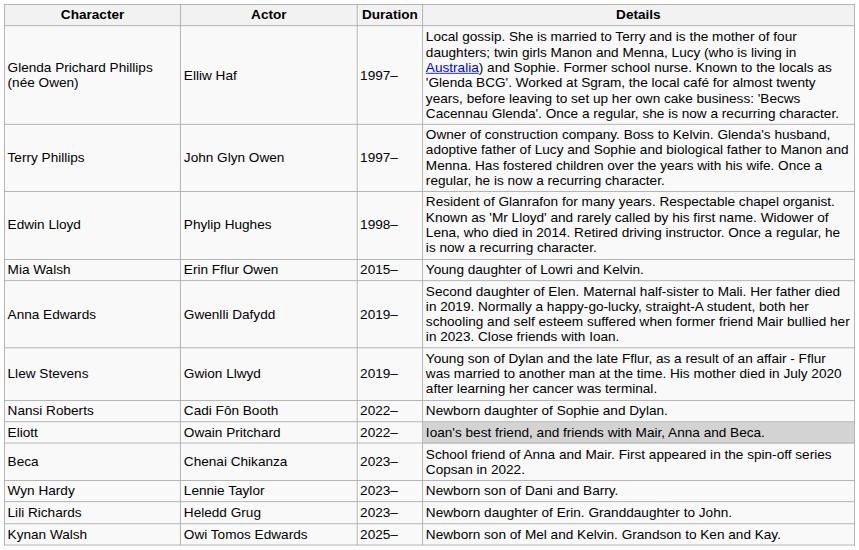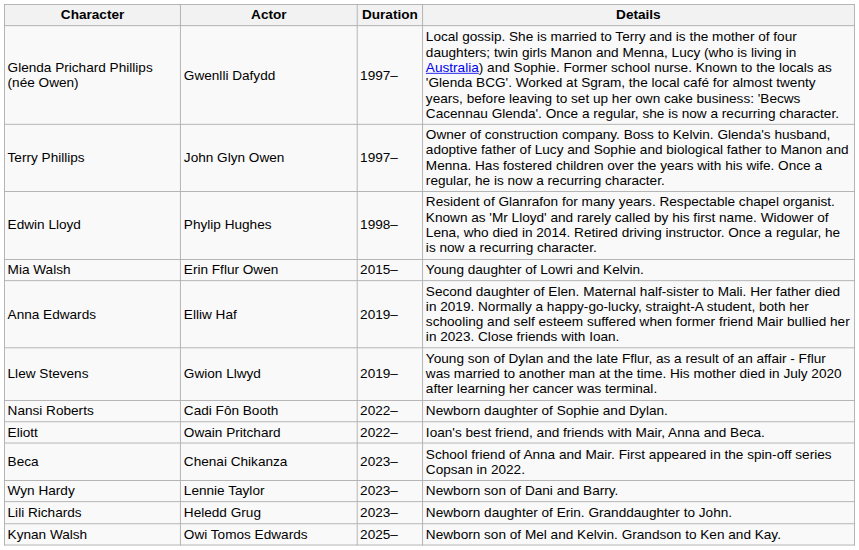(210, 75) Elliw Haf -> (230, 75) Gwenlli Dafydd
(230, 314) Gwenlli Dafydd -> (210, 314) Elliw Haf
(595, 432) lightgrey background -> (595, 432) no background
